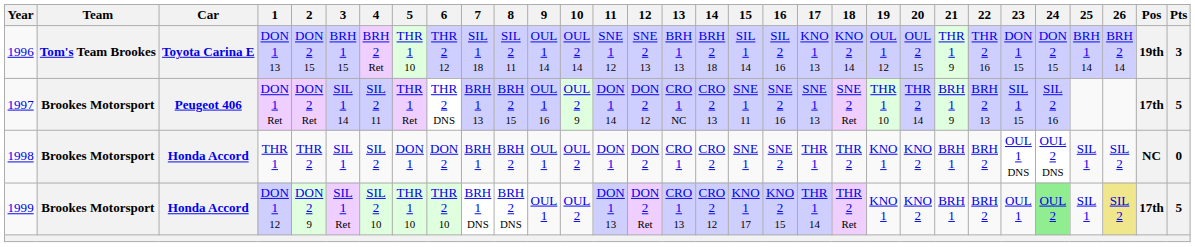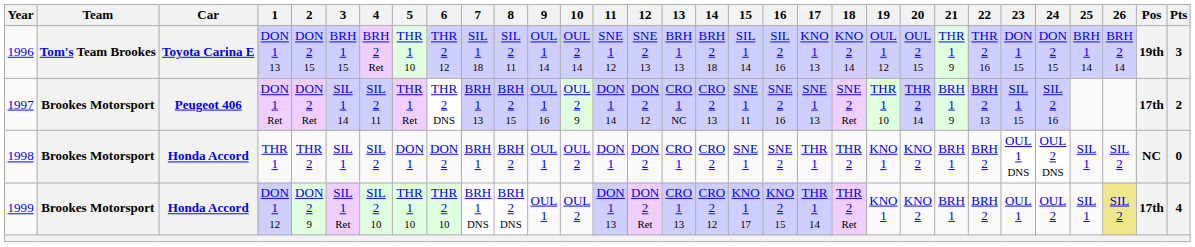(1179, 104) 5 -> (1179, 104) 2
(1053, 208) lightgreen background -> (1053, 208) no background
(1179, 208) 5 -> (1179, 208) 4
